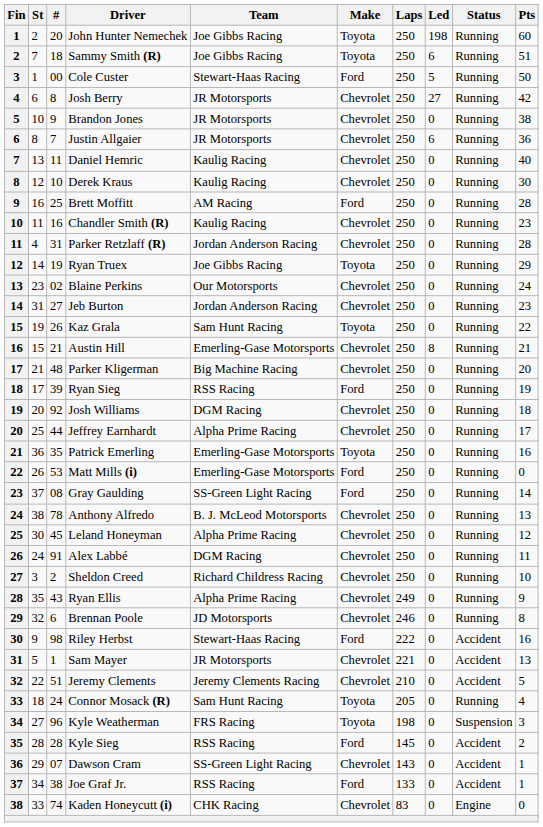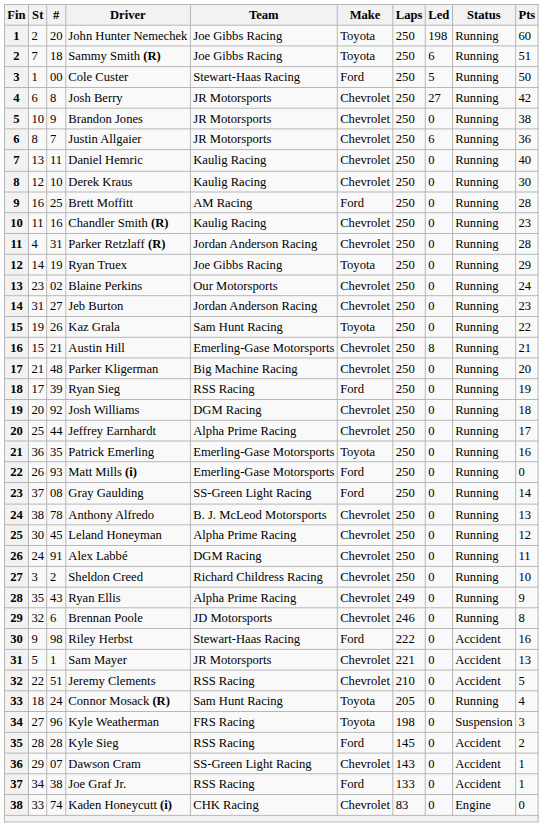(56, 472) 53 -> (56, 472) 93
(256, 680) Jeremy Clements Racing -> (224, 680) RSS Racing
